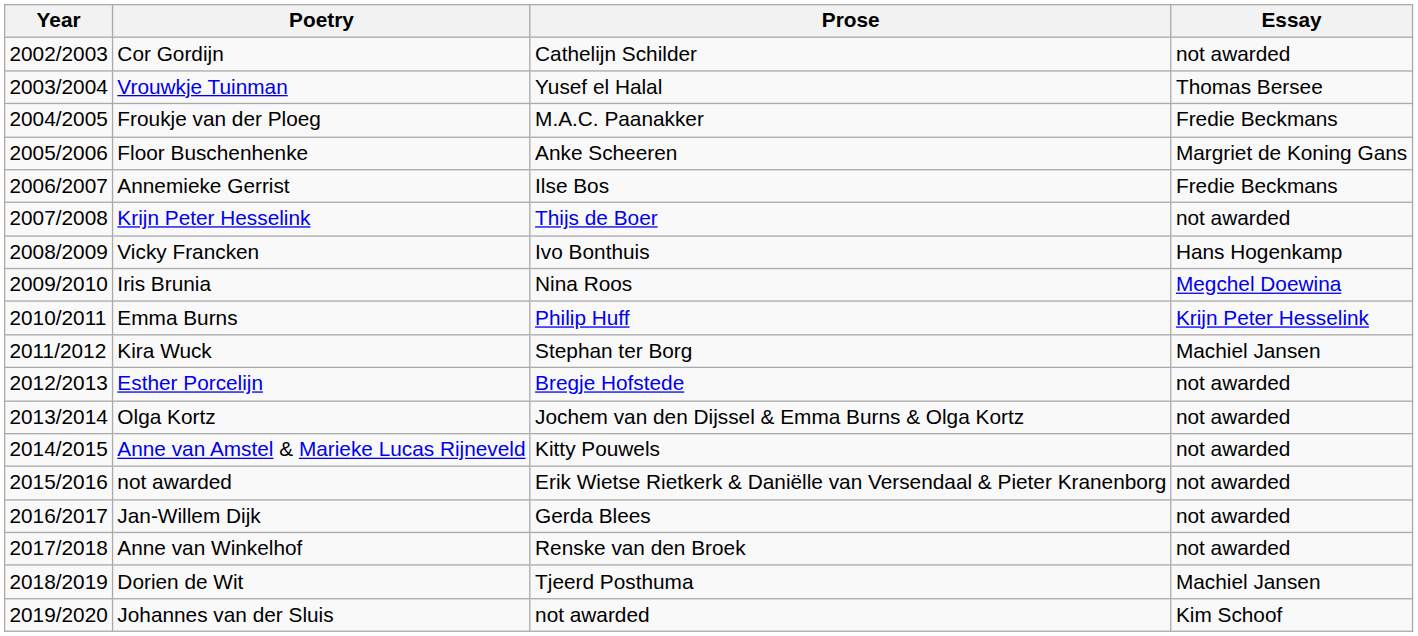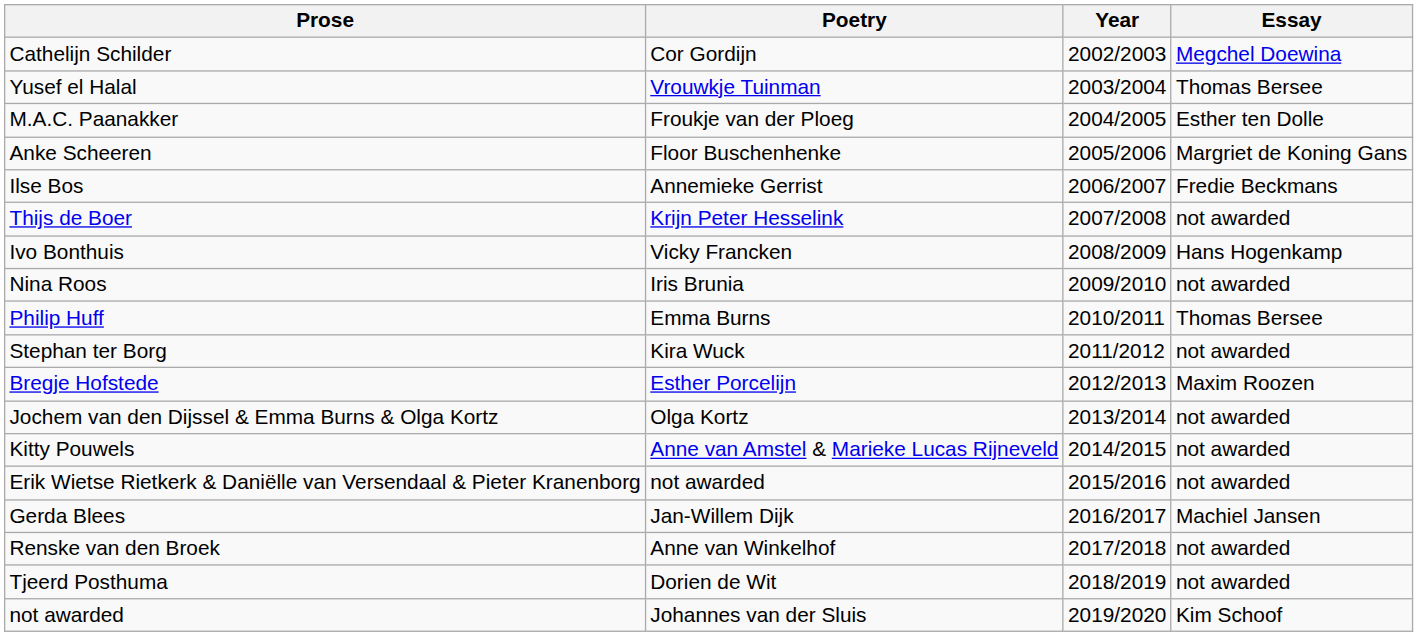columns swapped: (59, 20) <-> (851, 20)
(1233, 53) not awarded -> (1259, 53) Megchel Doewina
(1257, 119) Fredie Beckmans -> (1250, 119) Esther ten Dolle
(1259, 284) Megchel Doewina -> (1233, 284) not awarded
(1272, 317) Krijn Peter Hesselink -> (1249, 317) Thomas Bersee
(1248, 350) Machiel Jansen -> (1233, 350) not awarded
(1233, 383) not awarded -> (1245, 383) Maxim Roozen
(1233, 515) not awarded -> (1248, 515) Machiel Jansen
(1248, 581) Machiel Jansen -> (1233, 581) not awarded
